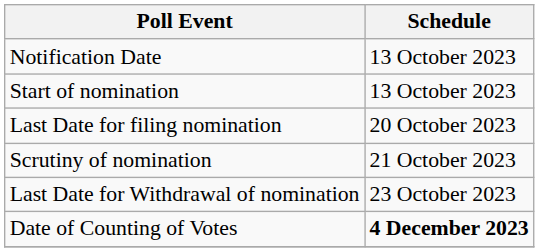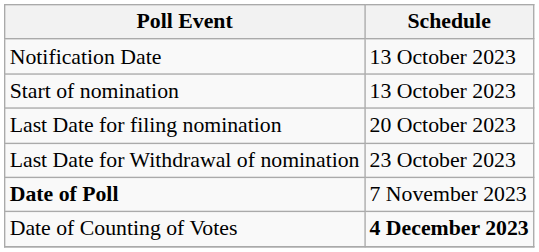- row: (111, 159)
+ row: (64, 194)
